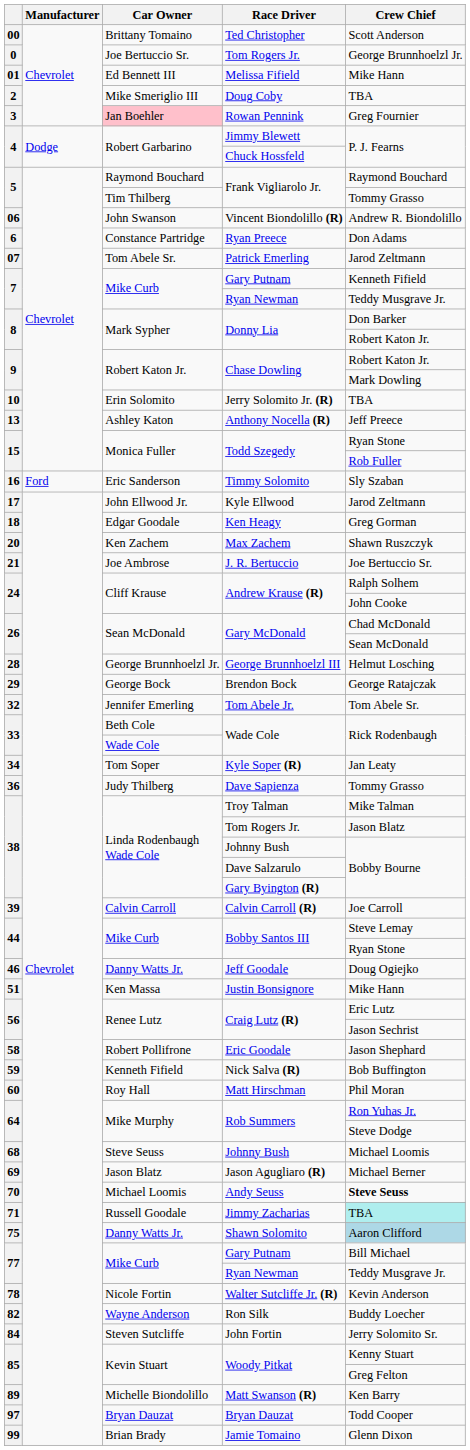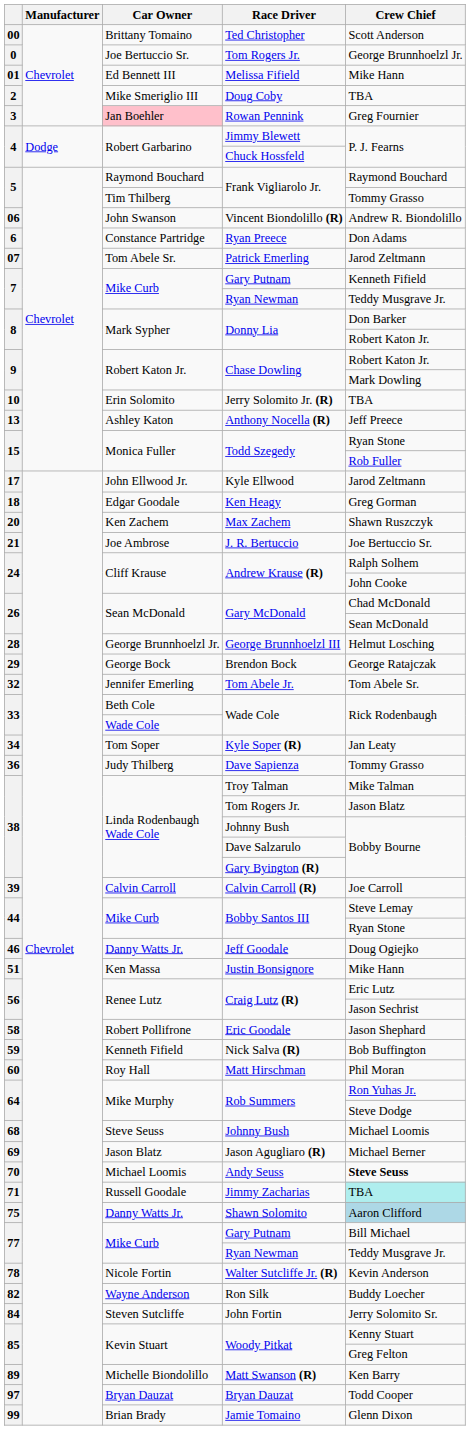- row: (13, 481)
